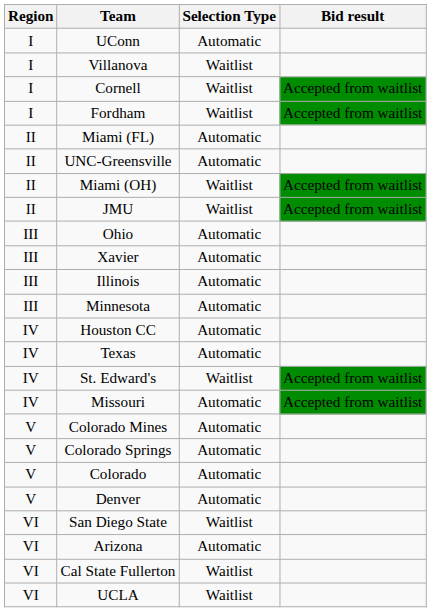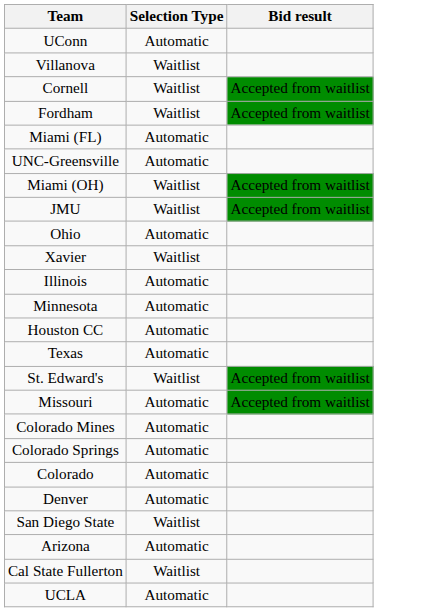- column: (31, 16)
(229, 257) Automatic -> (177, 257) Waitlist
(229, 595) Waitlist -> (177, 595) Automatic
